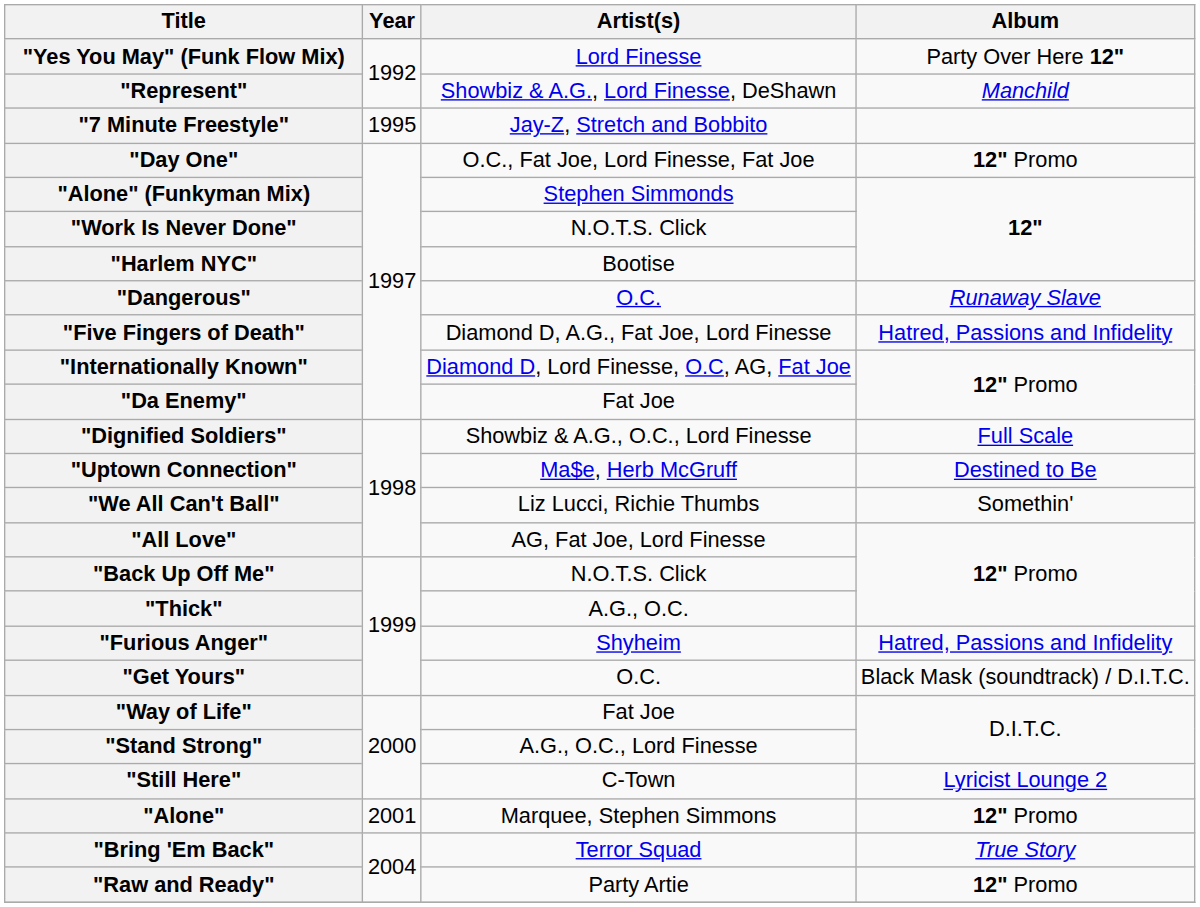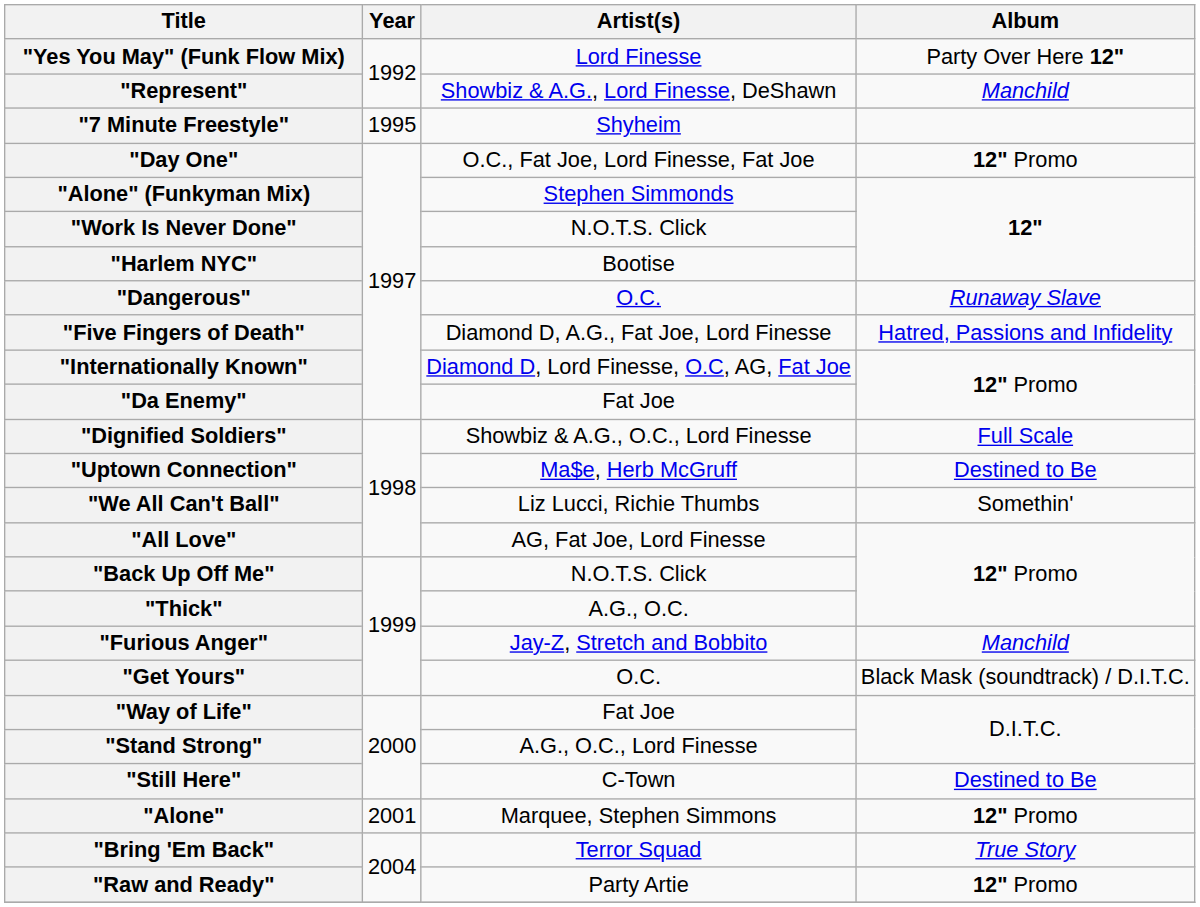(639, 125) Jay-Z, Stretch and Bobbito -> (639, 125) Shyheim
(639, 642) Shyheim -> (639, 642) Jay-Z, Stretch and Bobbito
(1025, 642) Hatred, Passions and Infidelity -> (1025, 642) Manchild
(1025, 780) Lyricist Lounge 2 -> (1025, 780) Destined to Be
